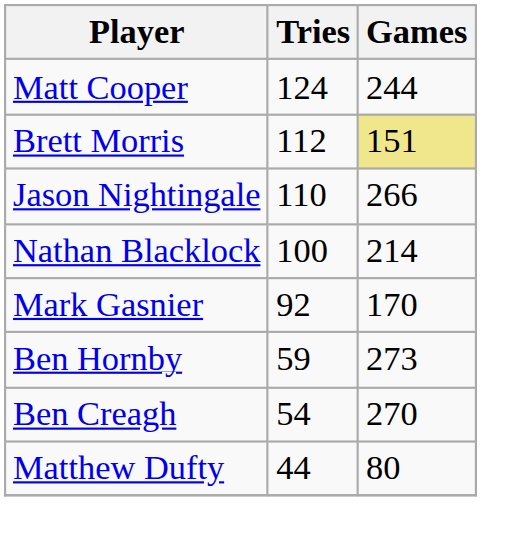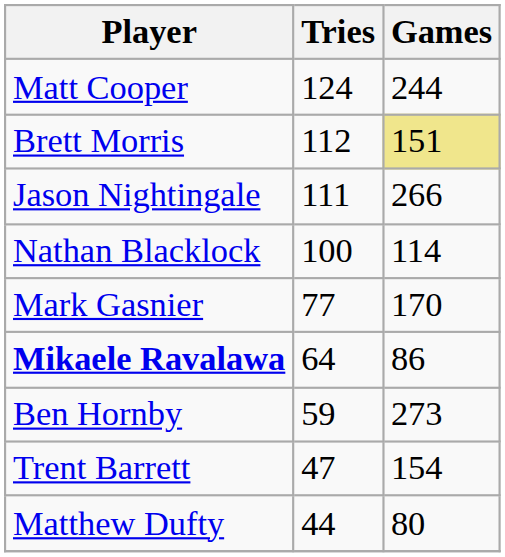(301, 195) 110 -> (326, 195) 111
(392, 250) 214 -> (416, 250) 114
(294, 304) 92 -> (318, 304) 77
+ row: (149, 359)
- row: (95, 413)
+ row: (102, 468)
